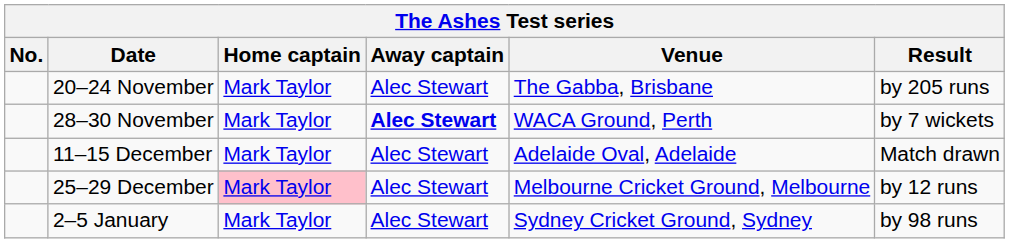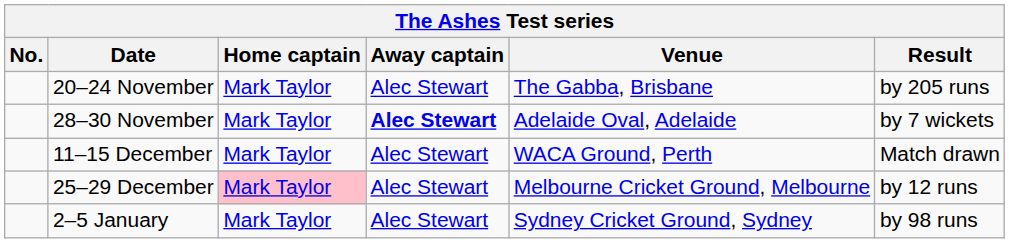(613, 120) WACA Ground, Perth -> (625, 120) Adelaide Oval, Adelaide
(625, 154) Adelaide Oval, Adelaide -> (613, 154) WACA Ground, Perth
